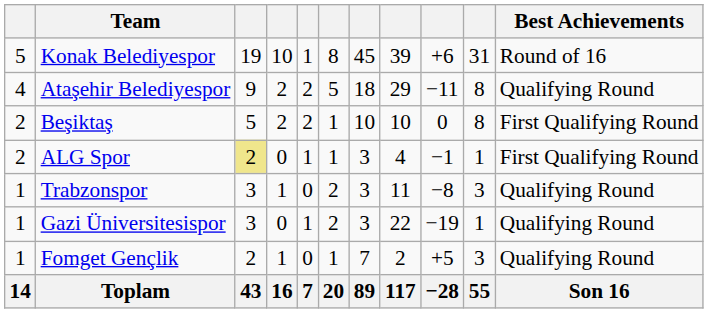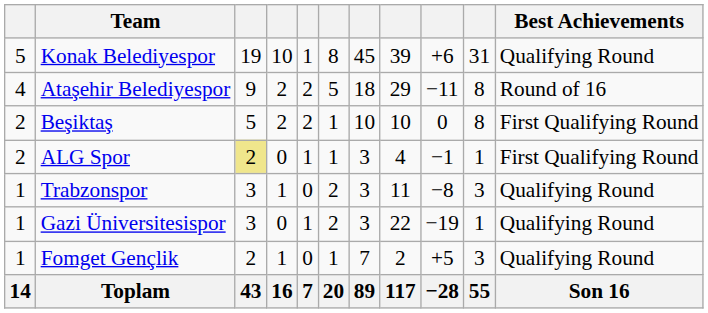(553, 55) Round of 16 -> (577, 55) Qualifying Round
(577, 88) Qualifying Round -> (553, 88) Round of 16
